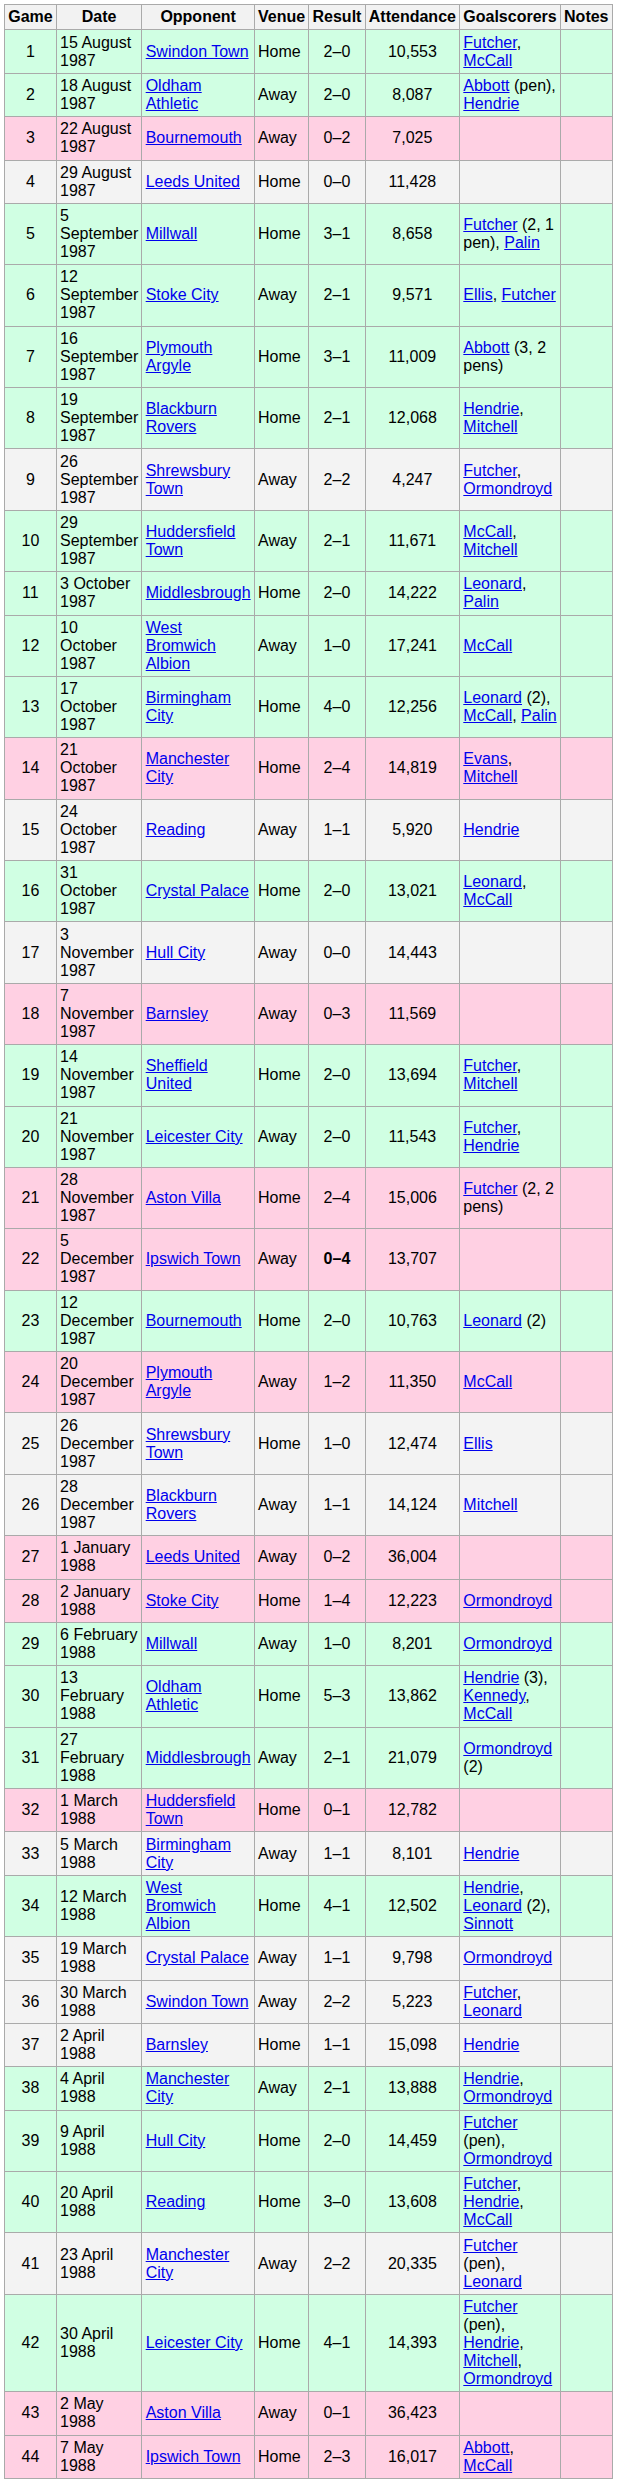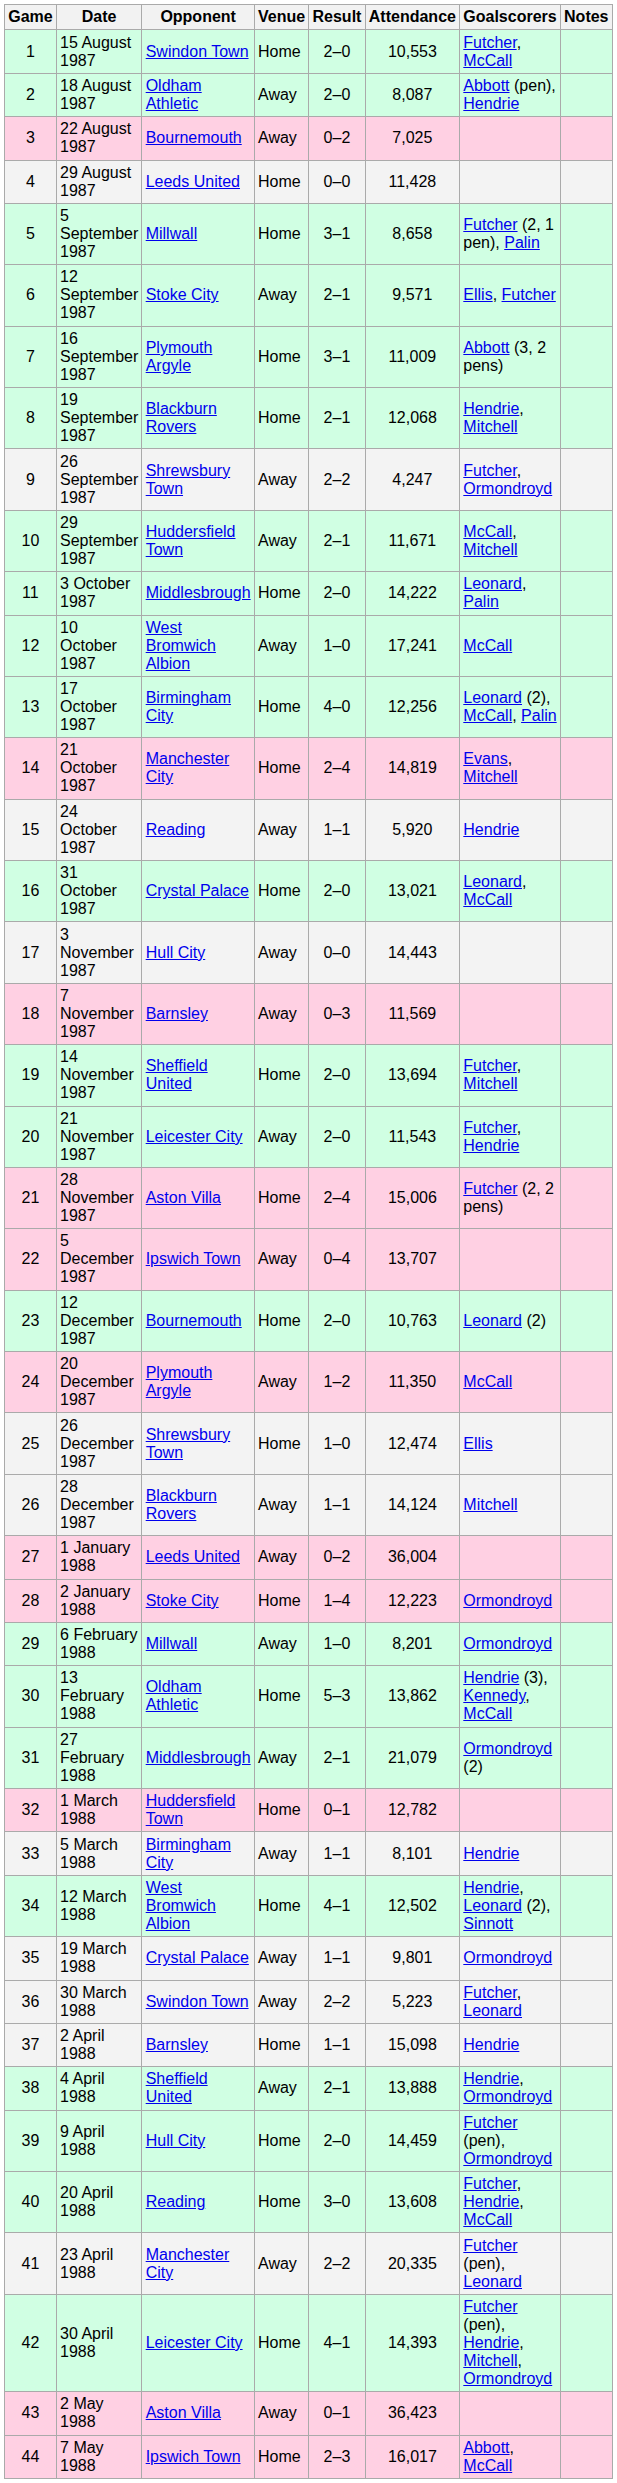(337, 1259) bold -> (337, 1259) normal
(412, 1958) 9,798 -> (412, 1958) 9,801
(187, 2088) Manchester City -> (177, 2088) Sheffield United
